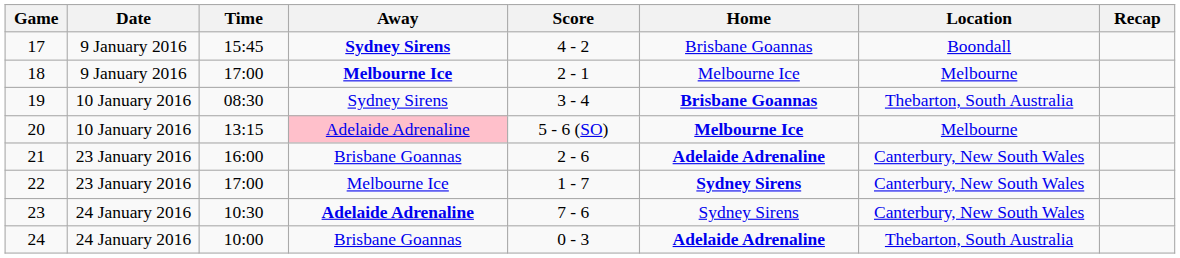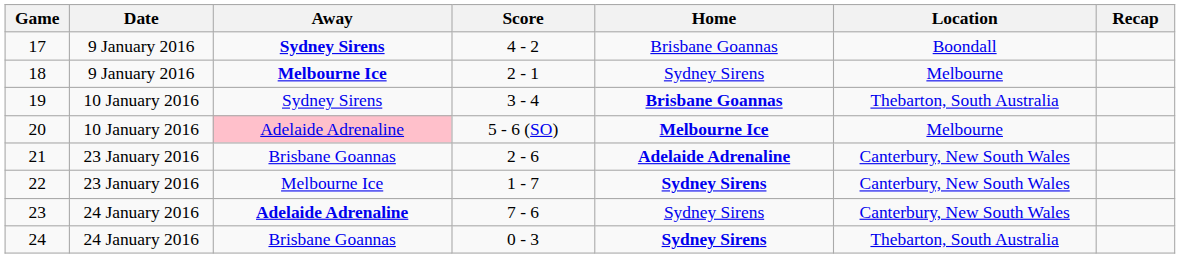- column: (244, 18)
(749, 73) Melbourne Ice -> (714, 73) Sydney Sirens
(749, 239) Adelaide Adrenaline -> (714, 239) Sydney Sirens
